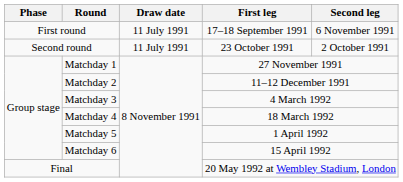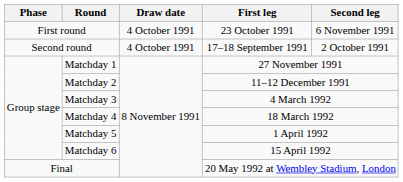(161, 30) 11 July 1991 -> (161, 30) 4 October 1991
(257, 30) 17–18 September 1991 -> (257, 30) 23 October 1991
(161, 47) 11 July 1991 -> (161, 47) 4 October 1991
(257, 47) 23 October 1991 -> (257, 47) 17–18 September 1991
